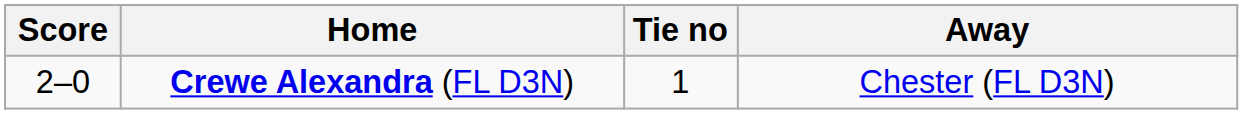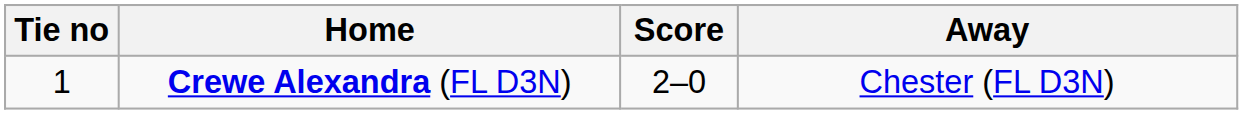columns swapped: (680, 30) <-> (63, 30)
